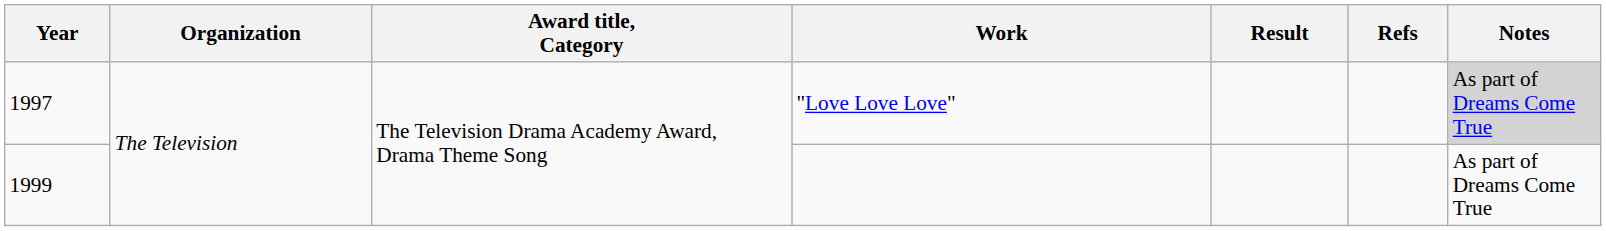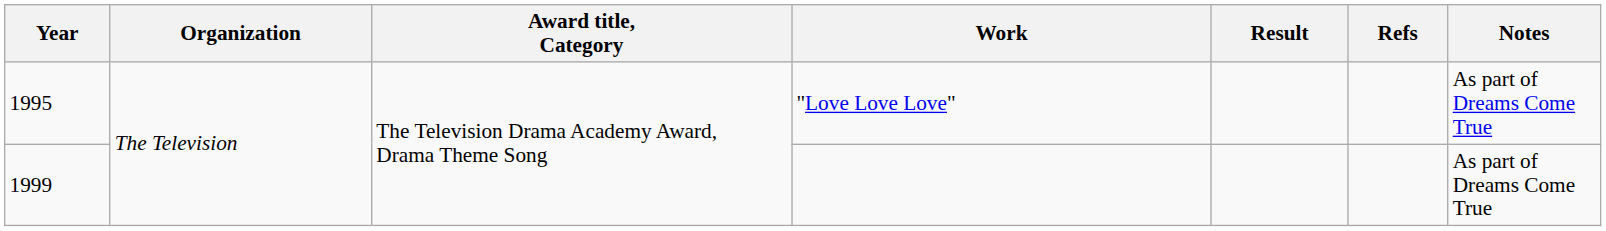(31, 103) 1997 -> (31, 103) 1995
(1514, 103) lightgrey background -> (1514, 103) no background
